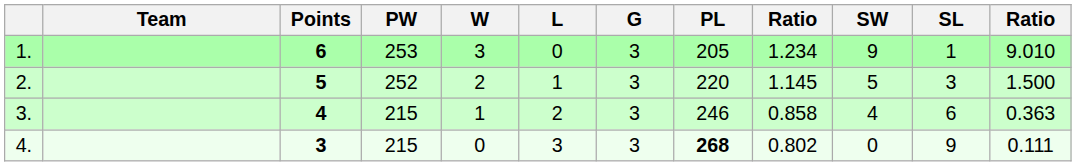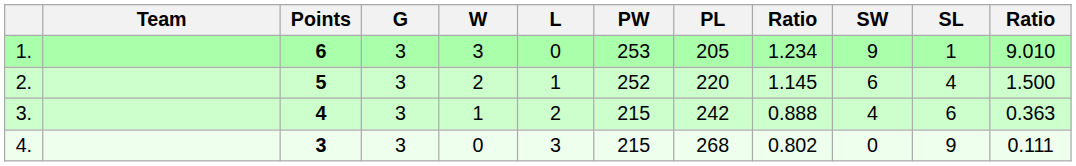columns swapped: (634, 20) <-> (401, 20)
(872, 82) 5 -> (872, 82) 6
(951, 82) 3 -> (951, 82) 4
(713, 113) 246 -> (713, 113) 242
(793, 113) 0.858 -> (793, 113) 0.888
(713, 144) bold -> (713, 144) normal
